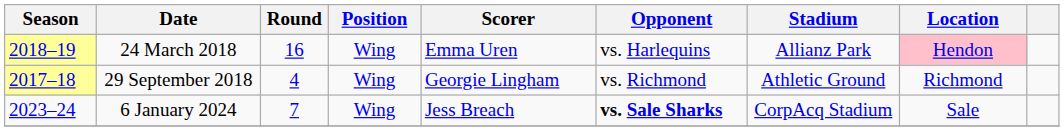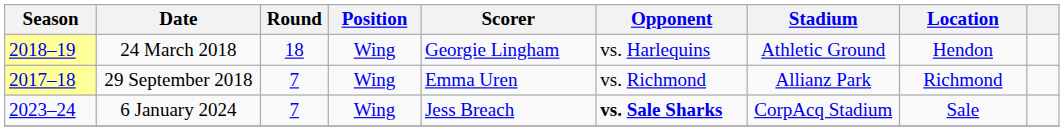(294, 49) 16 -> (294, 49) 18
(471, 49) Emma Uren -> (492, 49) Georgie Lingham
(823, 49) Allianz Park -> (823, 49) Athletic Ground
(963, 49) pink background -> (963, 49) no background
(294, 79) 4 -> (294, 79) 7
(492, 79) Georgie Lingham -> (471, 79) Emma Uren
(823, 79) Athletic Ground -> (823, 79) Allianz Park
